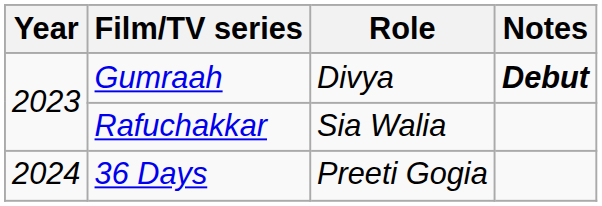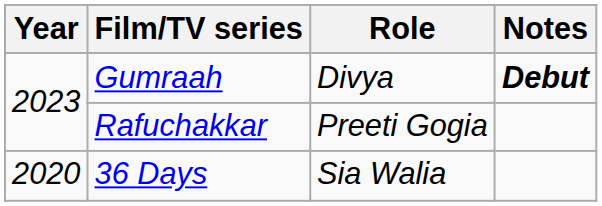(382, 126) Sia Walia -> (402, 126) Preeti Gogia
(46, 175) 2024 -> (46, 175) 2020
(402, 175) Preeti Gogia -> (382, 175) Sia Walia
